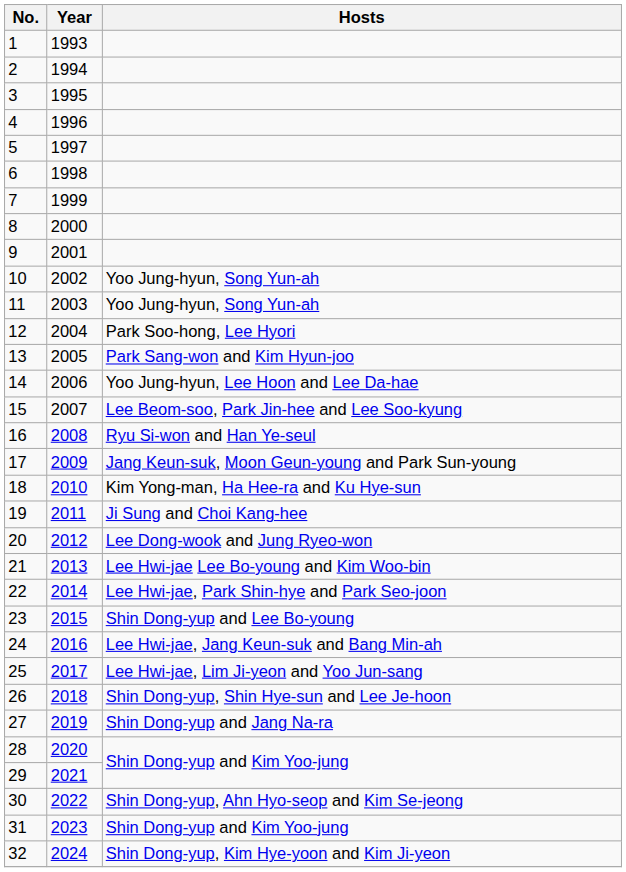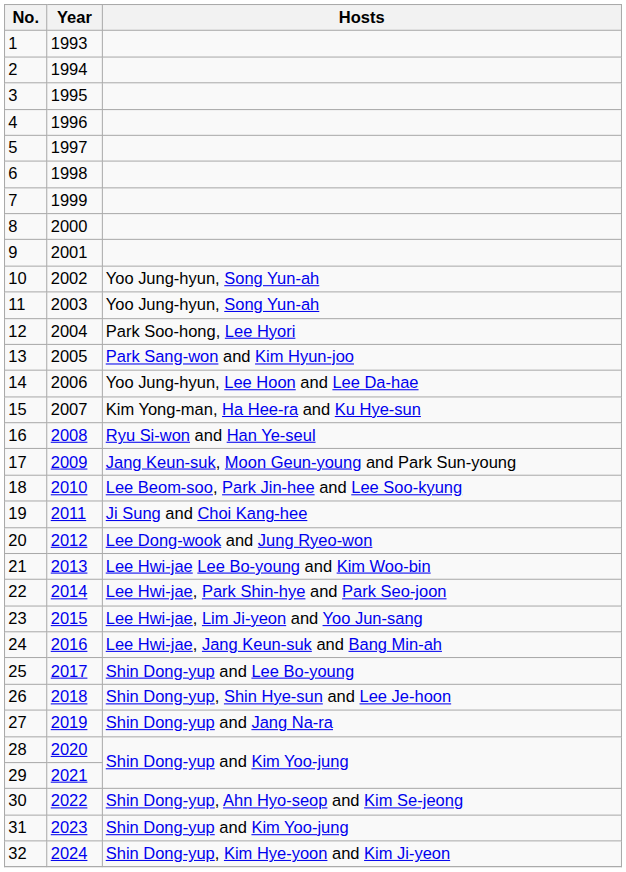(284, 409) Lee Beom-soo, Park Jin-hee and Lee Soo-kyung -> (263, 409) Kim Yong-man, Ha Hee-ra and Ku Hye-sun
(263, 488) Kim Yong-man, Ha Hee-ra and Ku Hye-sun -> (284, 488) Lee Beom-soo, Park Jin-hee and Lee Soo-kyung
(230, 618) Shin Dong-yup and Lee Bo-young -> (264, 618) Lee Hwi-jae, Lim Ji-yeon and Yoo Jun-sang
(264, 670) Lee Hwi-jae, Lim Ji-yeon and Yoo Jun-sang -> (230, 670) Shin Dong-yup and Lee Bo-young
